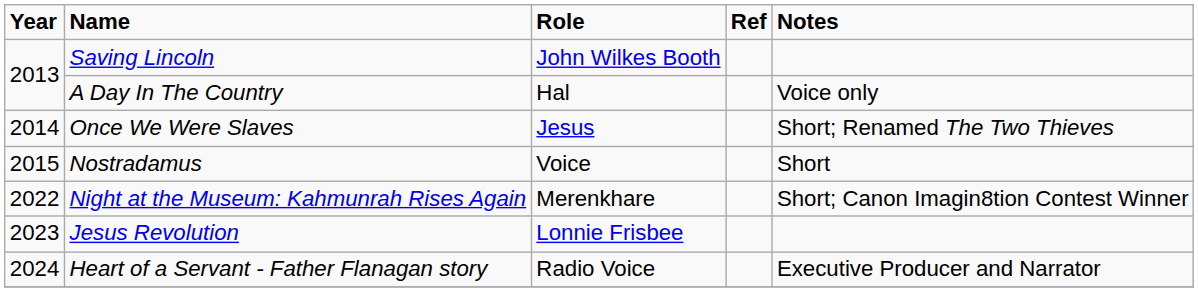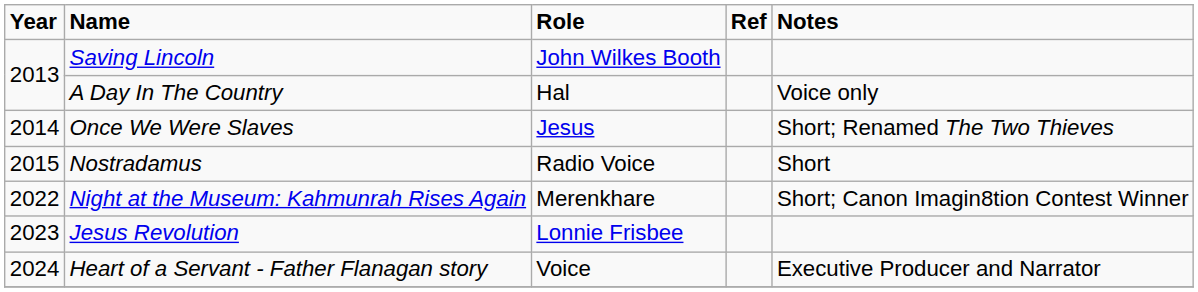(564, 163) Voice -> (596, 163) Radio Voice
(596, 269) Radio Voice -> (564, 269) Voice
